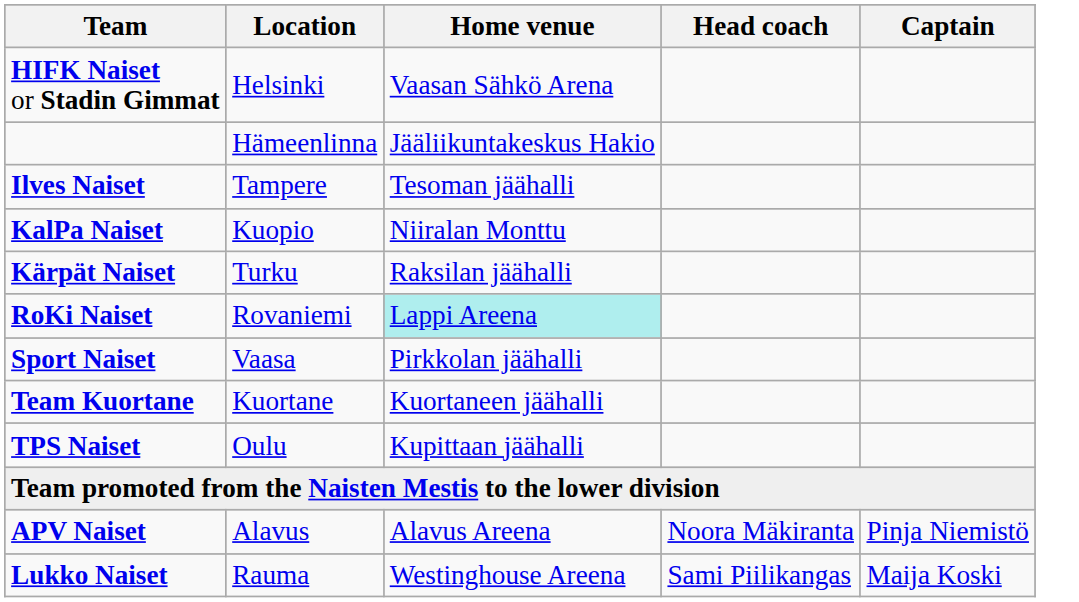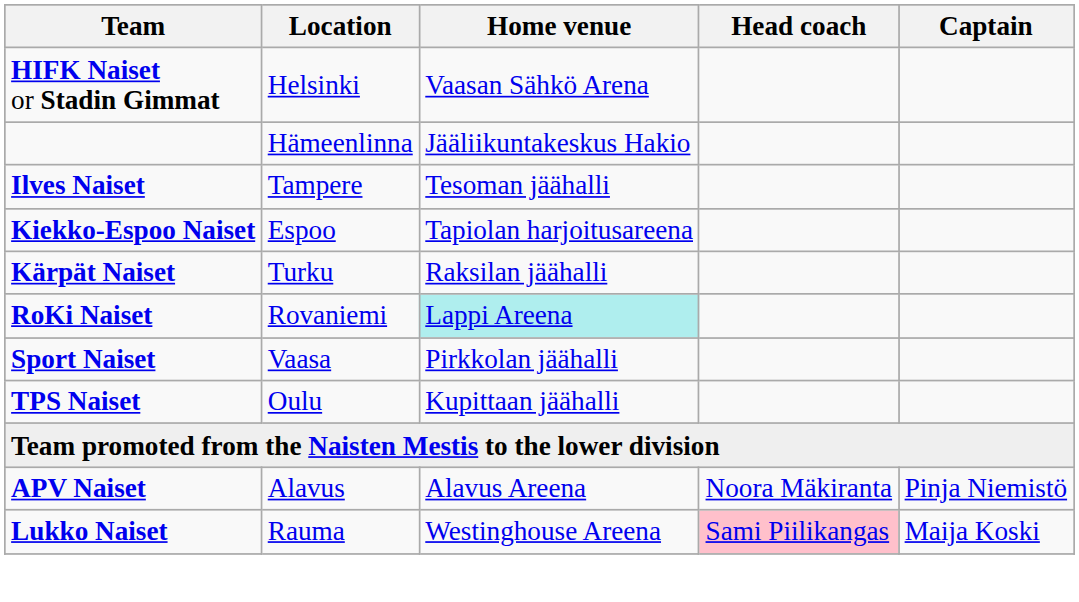- row: (87, 229)
+ row: (133, 229)
- row: (102, 401)
(759, 574) no background -> (797, 531) pink background
